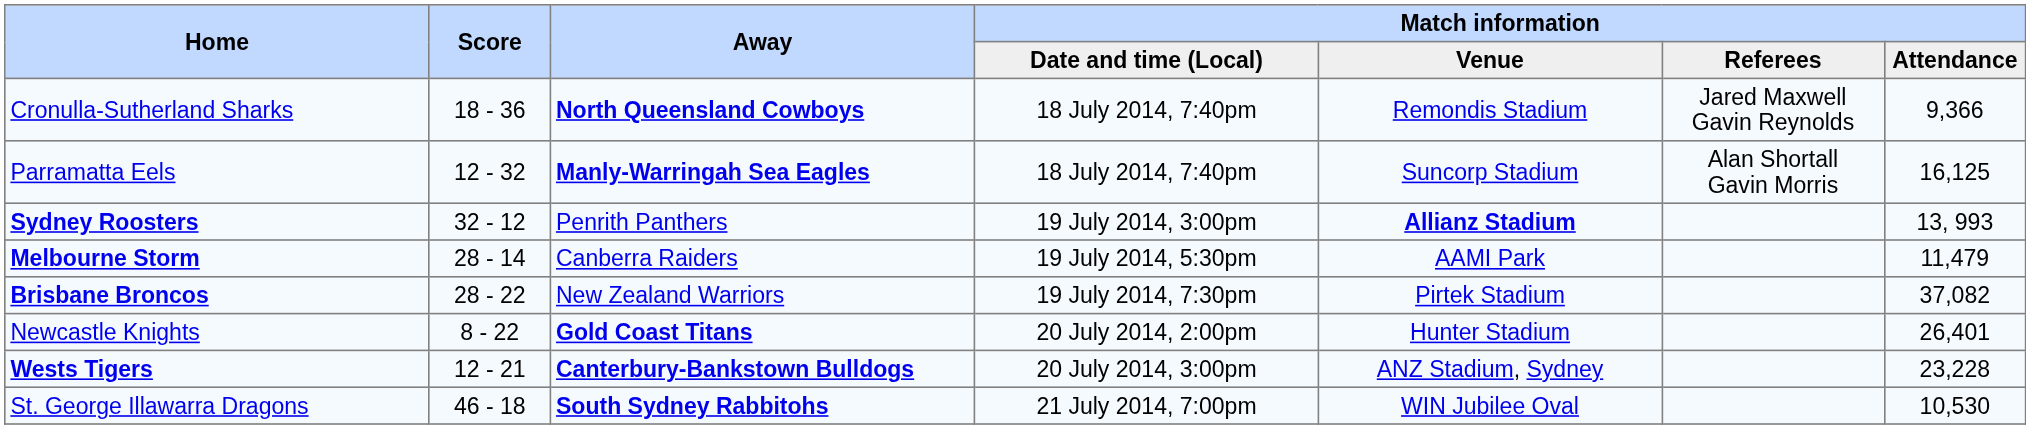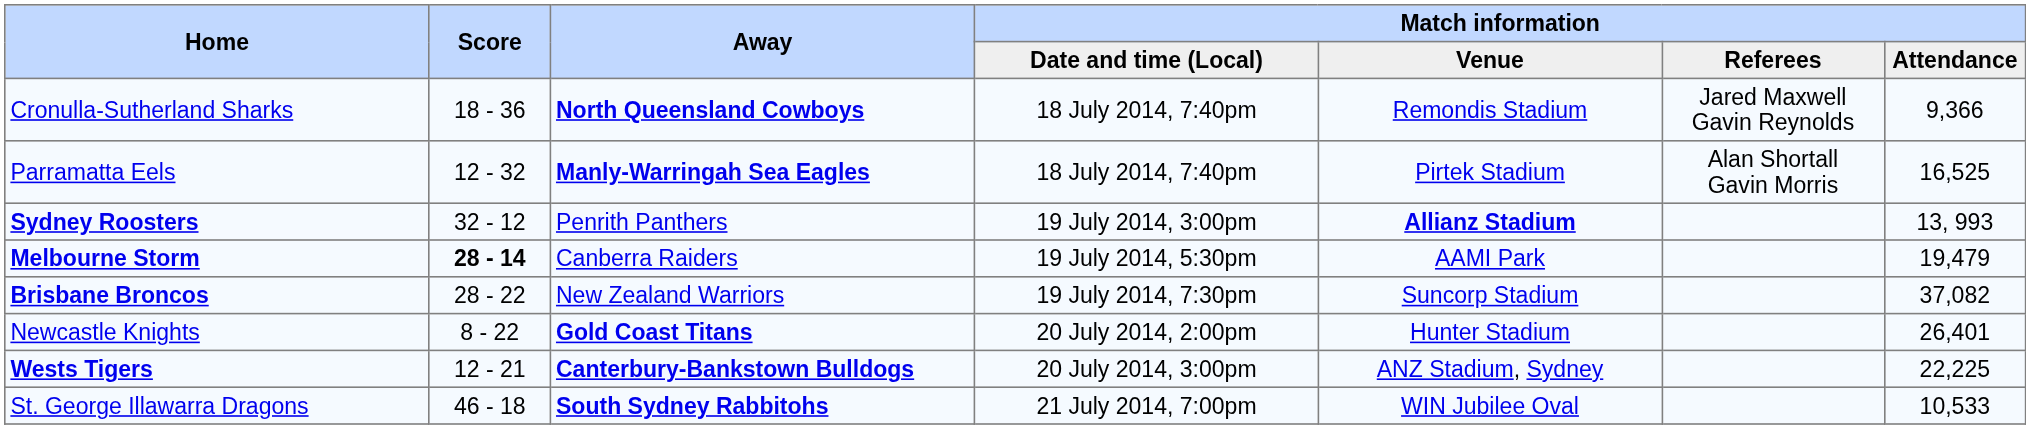(1490, 172) Suncorp Stadium -> (1490, 172) Pirtek Stadium
(1955, 172) 16,125 -> (1955, 172) 16,525
(490, 258) normal -> (490, 258) bold
(1955, 258) 11,479 -> (1955, 258) 19,479
(1490, 295) Pirtek Stadium -> (1490, 295) Suncorp Stadium
(1955, 369) 23,228 -> (1955, 369) 22,225
(1955, 406) 10,530 -> (1955, 406) 10,533
